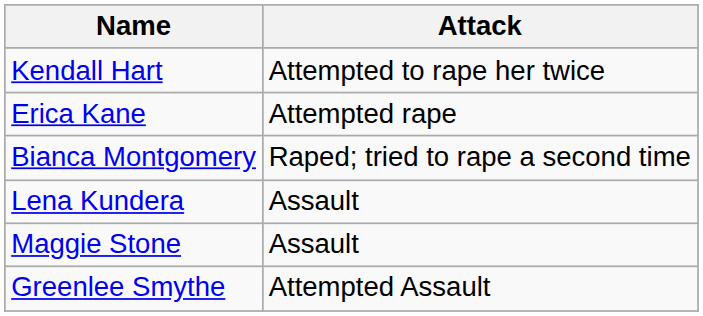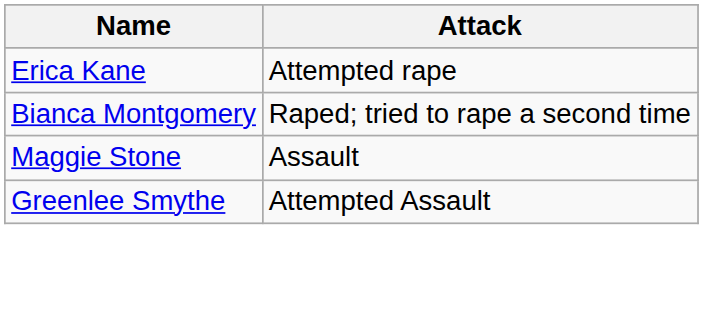- row: (87, 69)
- row: (98, 200)
